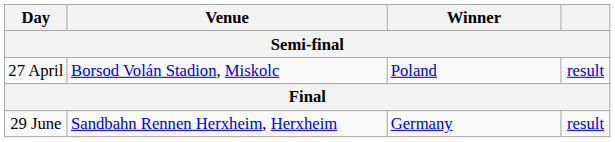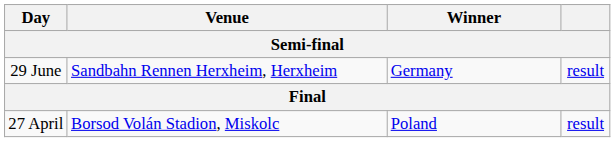rows swapped: (36, 70) <-> (36, 123)
